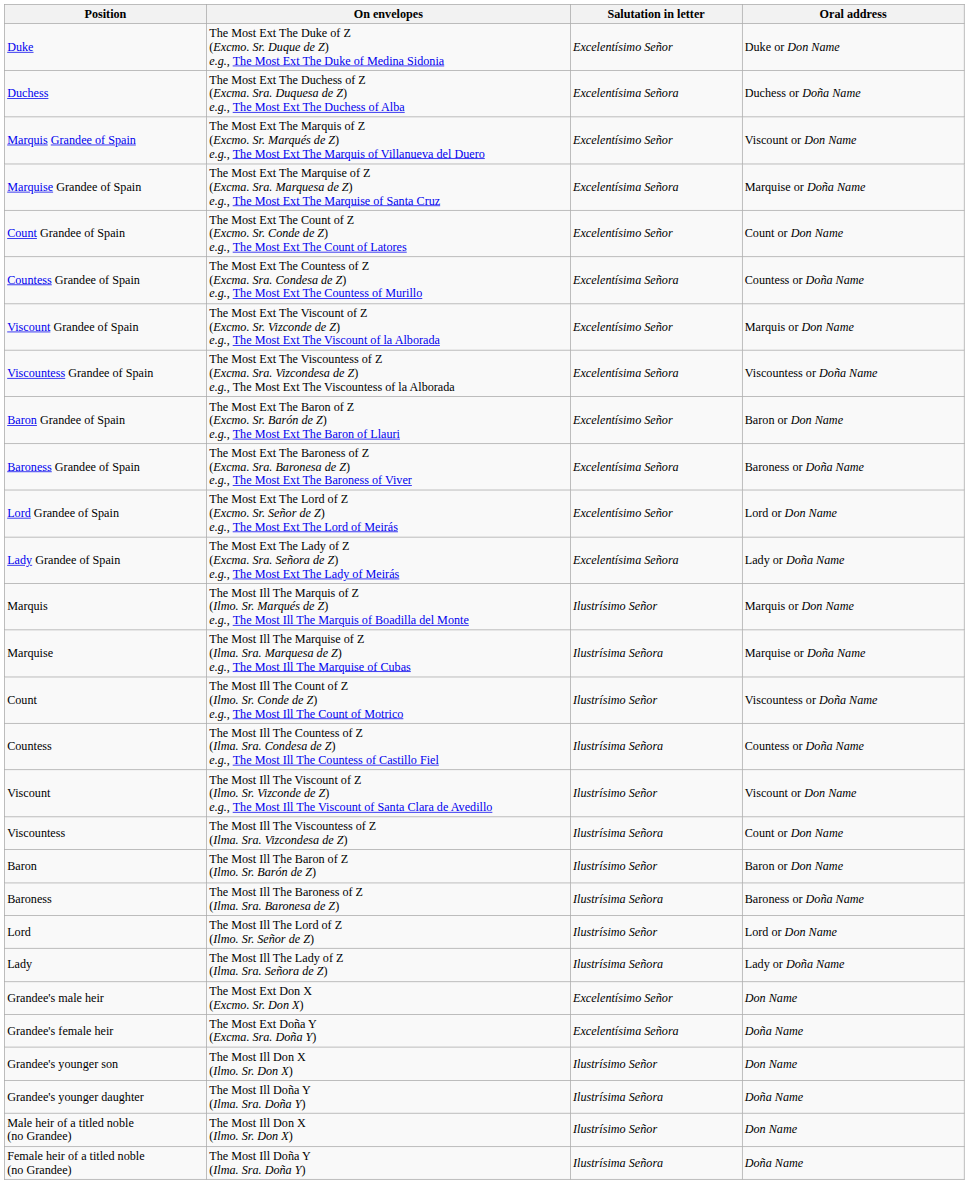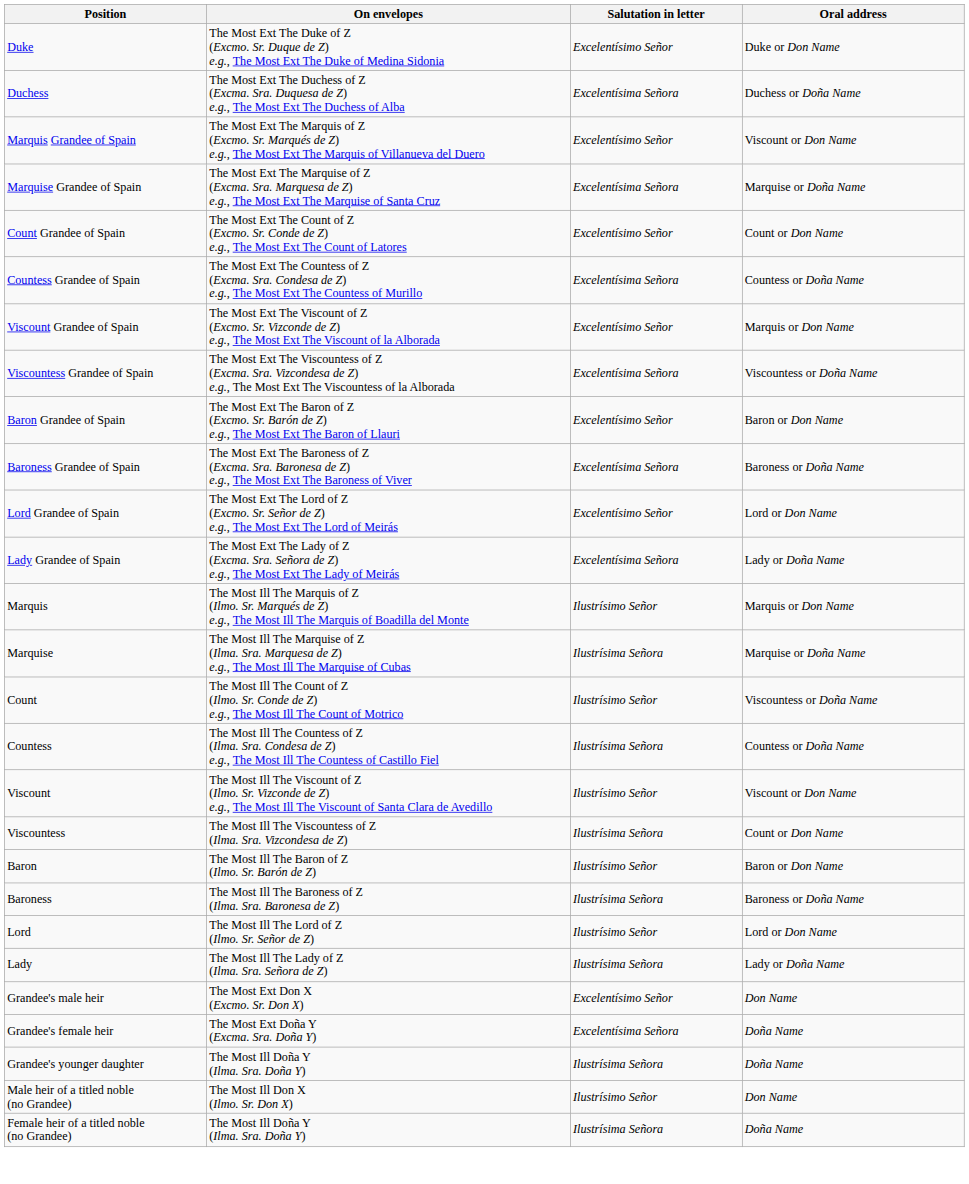- row: (63, 1063)
